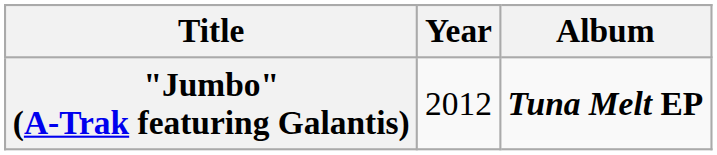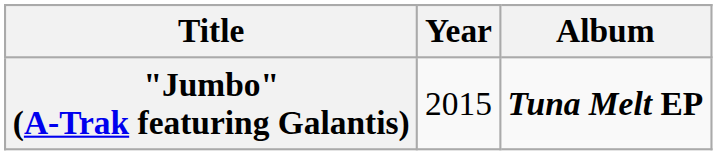(459, 102) 2012 -> (459, 102) 2015
